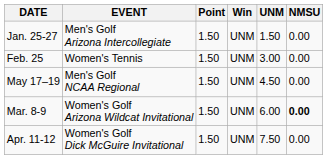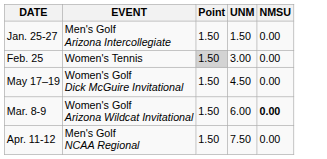- column: (242, 13)
(209, 59) no background -> (209, 59) lightgrey background
(102, 82) Men's Golf NCAA Regional -> (124, 82) Women's Golf Dick McGuire Invitational
(124, 140) Women's Golf Dick McGuire Invitational -> (102, 140) Men's Golf NCAA Regional
